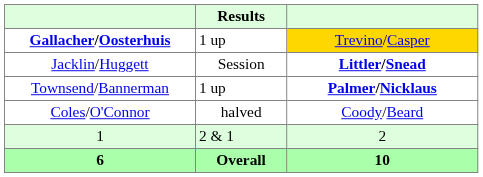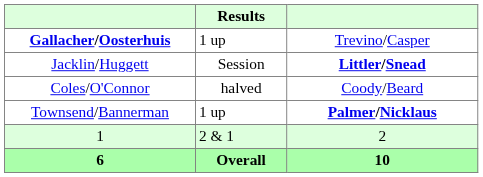(382, 40) gold background -> (382, 40) no background
rows swapped: (100, 88) <-> (100, 112)
